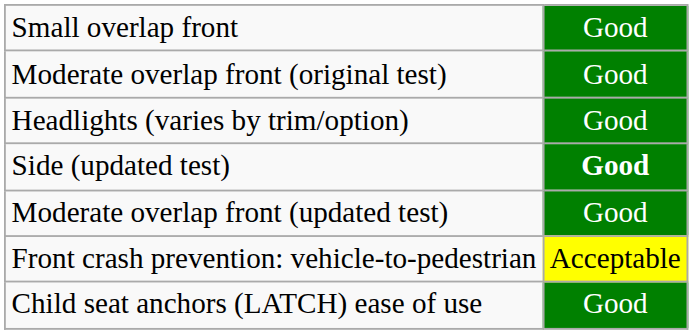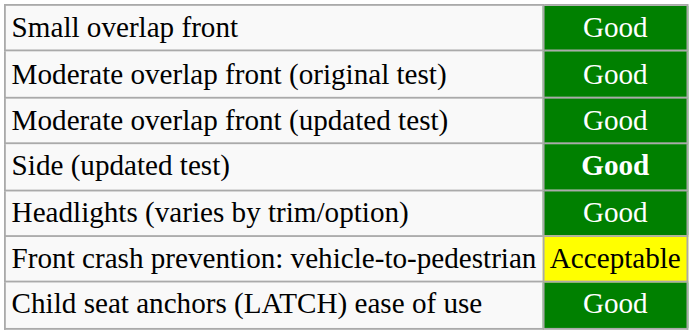rows swapped: (230, 212) <-> (210, 119)
